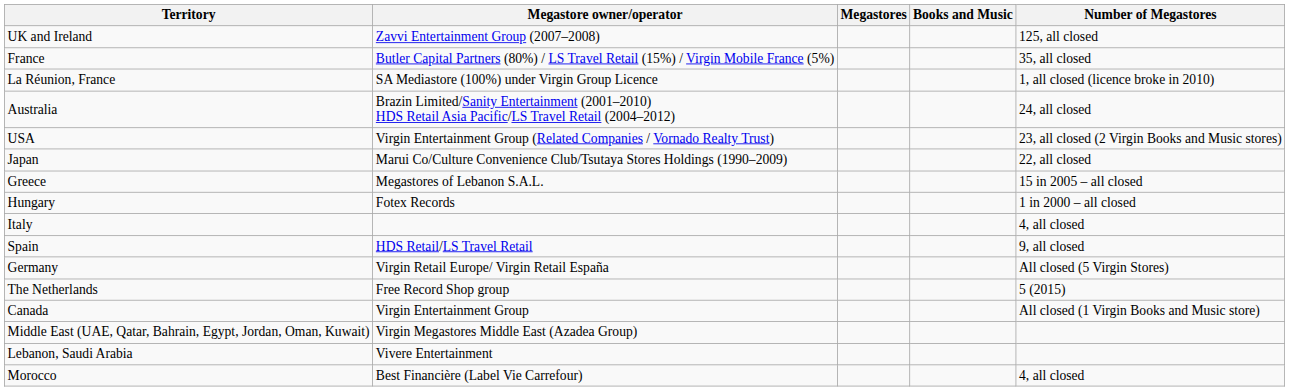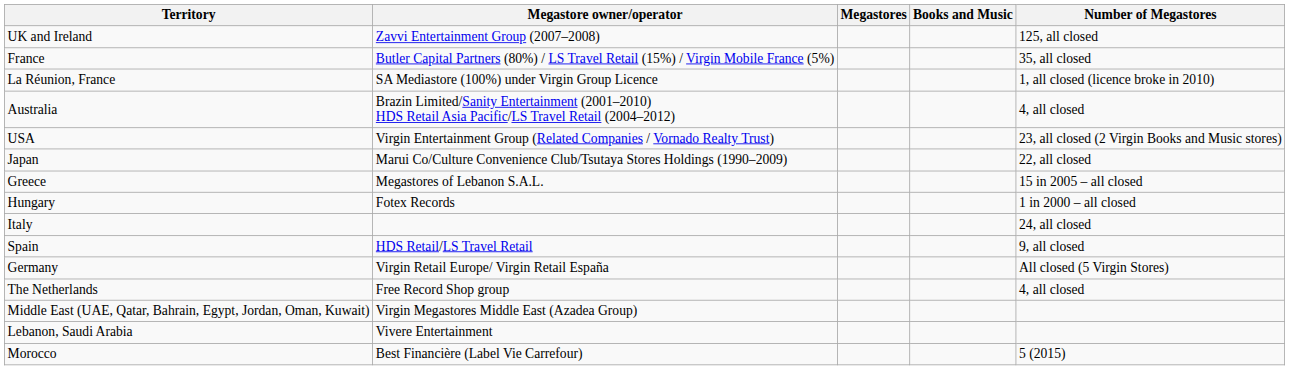(1055, 109) 24, all closed -> (1052, 109) 4, all closed
(1052, 224) 4, all closed -> (1055, 224) 24, all closed
(1042, 289) 5 (2015) -> (1052, 289) 4, all closed
- row: (28, 310)
(1052, 375) 4, all closed -> (1042, 354) 5 (2015)
